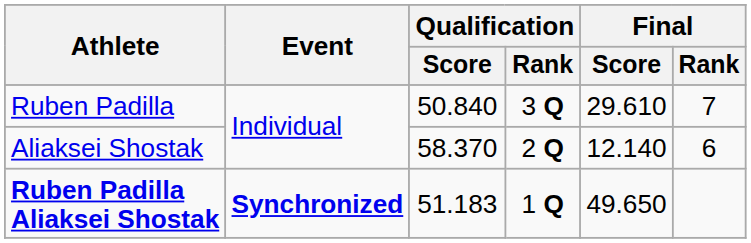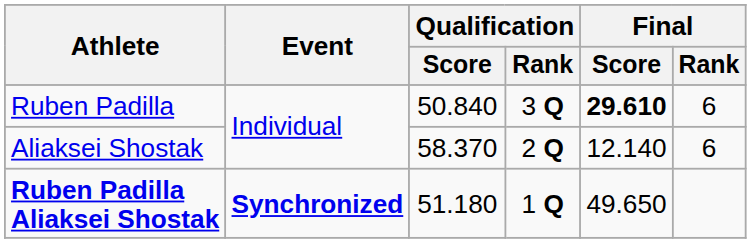(627, 106) normal -> (627, 106) bold
(709, 106) 7 -> (709, 106) 6
(457, 204) 51.183 -> (457, 204) 51.180
